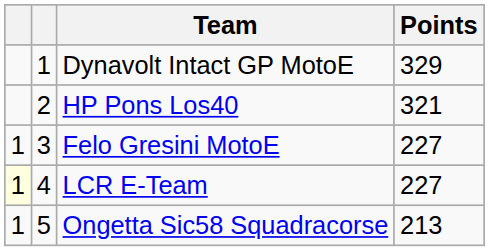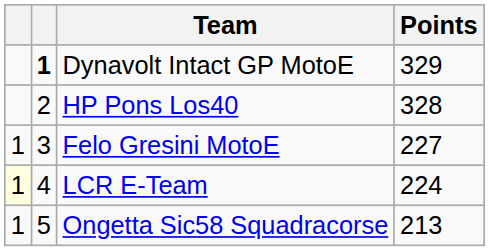(44, 65) normal -> (44, 65) bold
(421, 105) 321 -> (421, 105) 328
(421, 186) 227 -> (421, 186) 224
